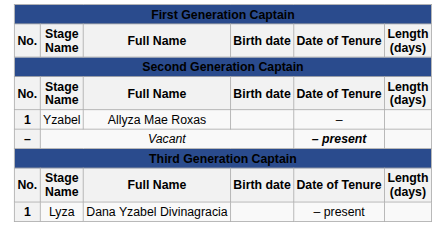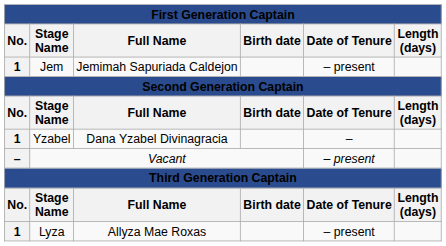+ row: (52, 67)
(157, 120) Allyza Mae Roxas -> (157, 139) Dana Yzabel Divinagracia
(339, 139) bold -> (349, 159) normal
(157, 212) Dana Yzabel Divinagracia -> (157, 231) Allyza Mae Roxas
